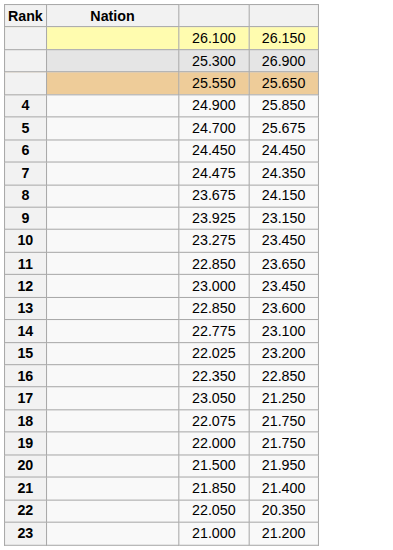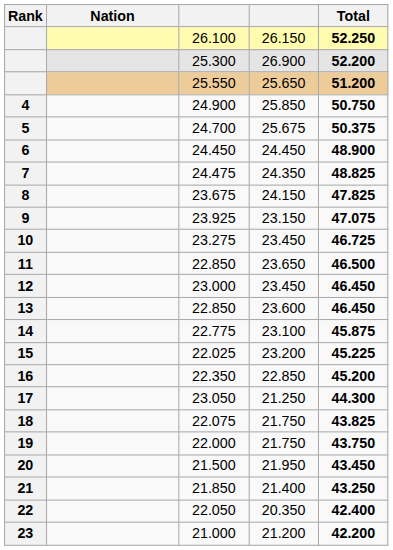+ column: (353, 15)
